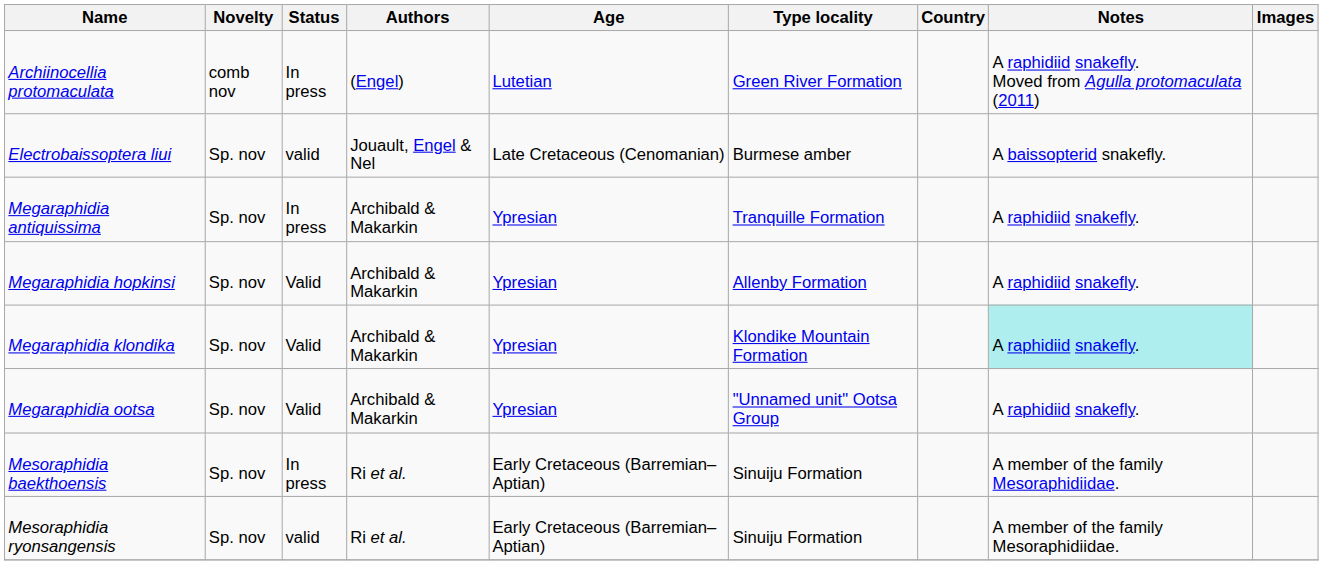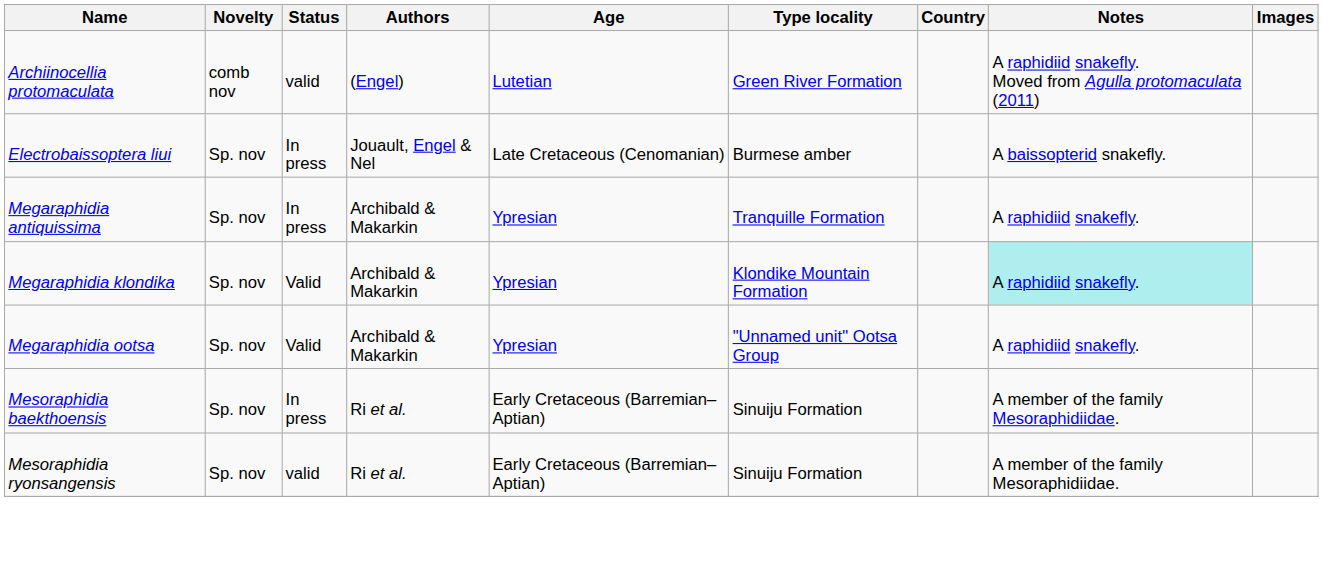(306, 81) In press -> (303, 81) valid
(303, 154) valid -> (306, 154) In press
- row: (92, 282)
